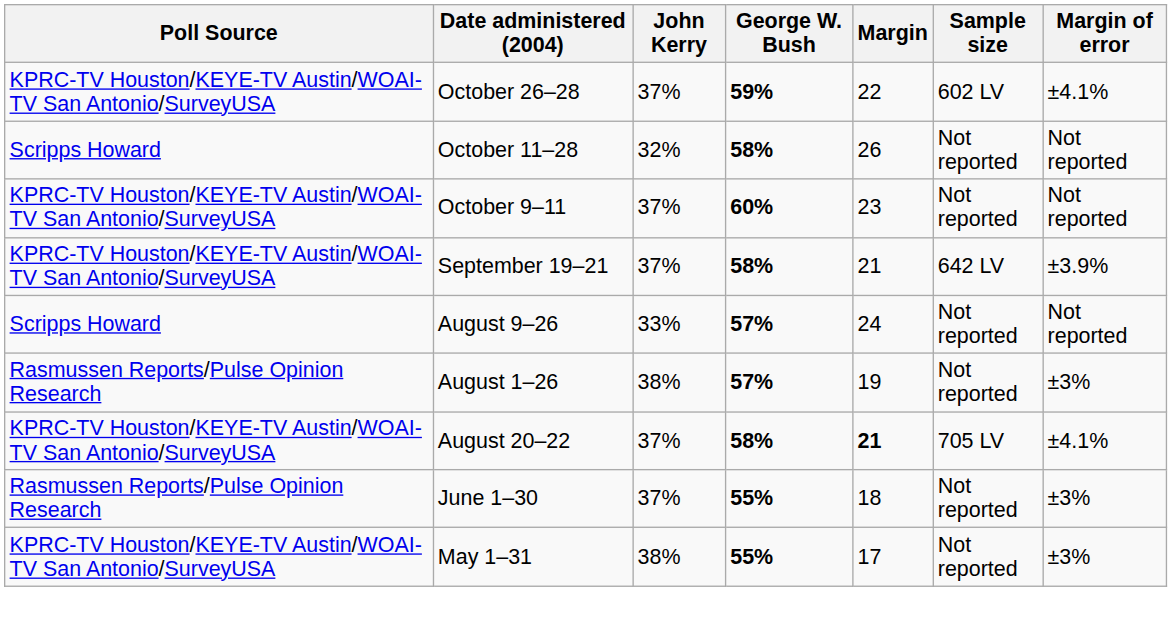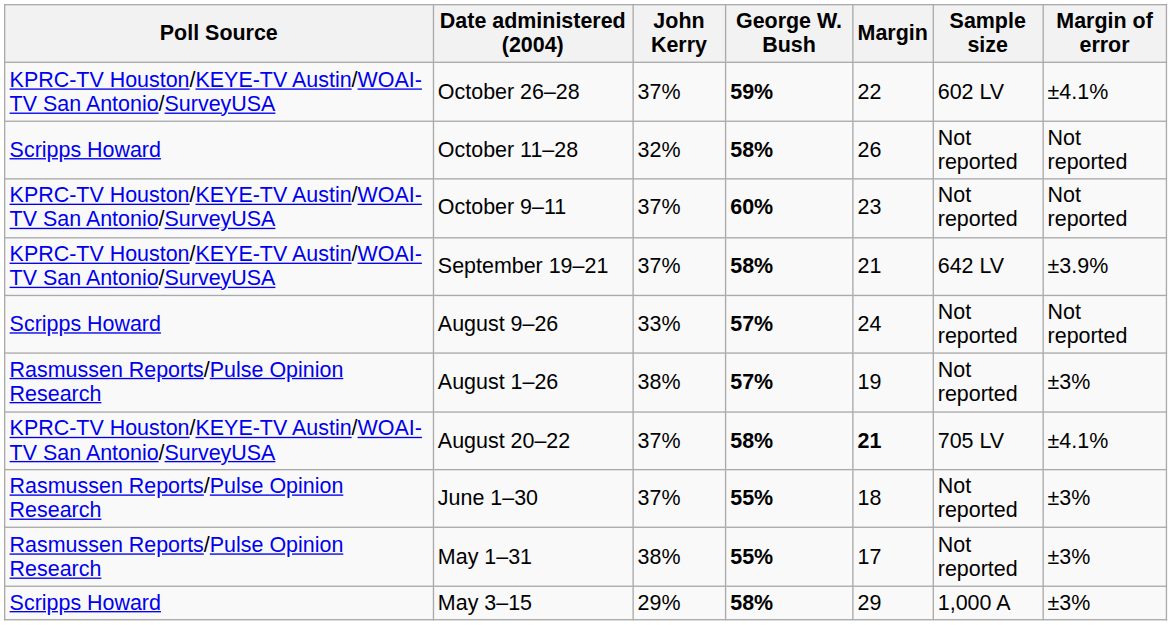(216, 556) KPRC-TV Houston/KEYE-TV Austin/WOAI-TV San Antonio/SurveyUSA -> (176, 556) Rasmussen Reports/Pulse Opinion Research
+ row: (485, 602)
